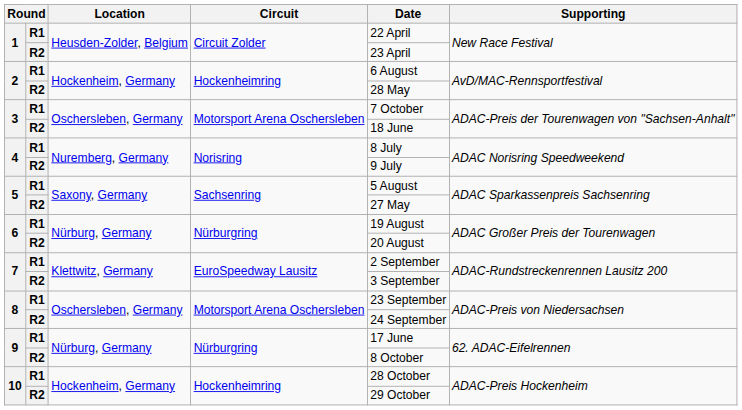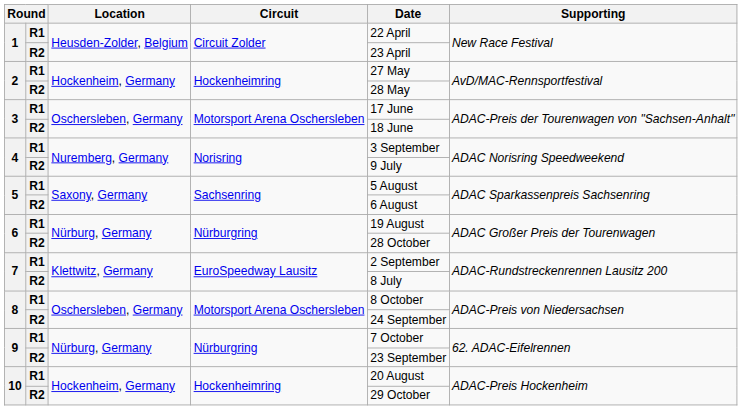(394, 71) 6 August -> (390, 71) 27 May
(397, 109) 7 October -> (392, 109) 17 June
(386, 147) 8 July -> (405, 147) 3 September
(390, 204) 27 May -> (394, 204) 6 August
(397, 243) 20 August -> (400, 243) 28 October
(405, 281) 3 September -> (386, 281) 8 July
(408, 300) 23 September -> (397, 300) 8 October
(392, 338) 17 June -> (397, 338) 7 October
(397, 357) 8 October -> (408, 357) 23 September
(400, 376) 28 October -> (397, 376) 20 August
